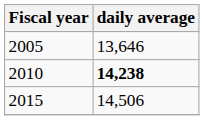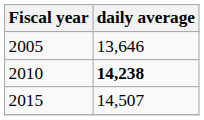(120, 100) 14,506 -> (120, 100) 14,507
